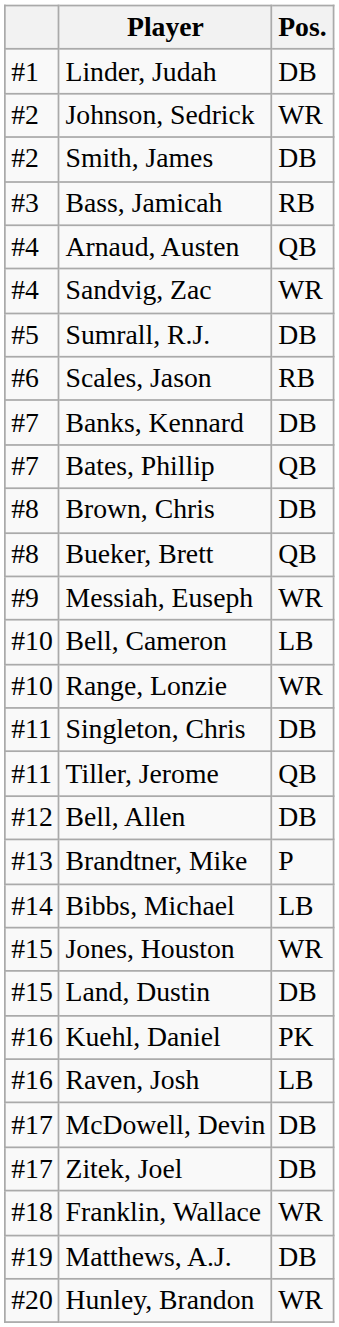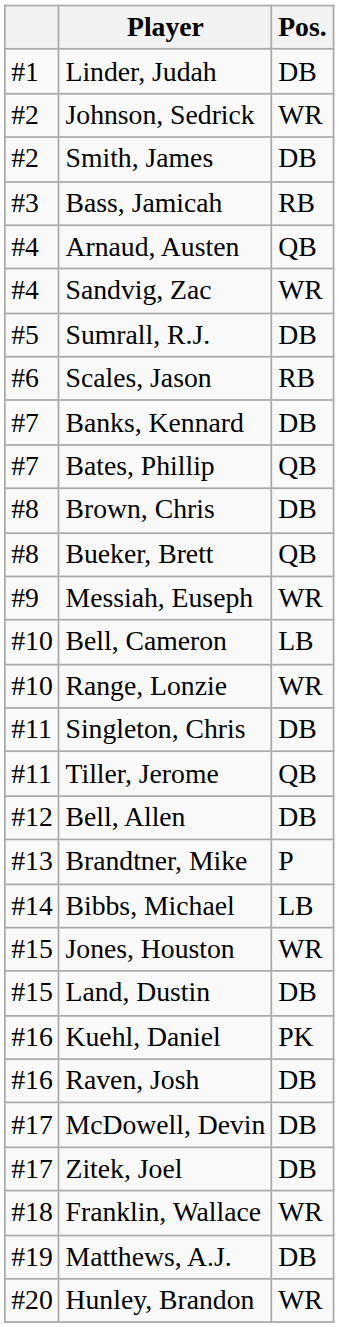(296, 1080) LB -> (297, 1080) DB
